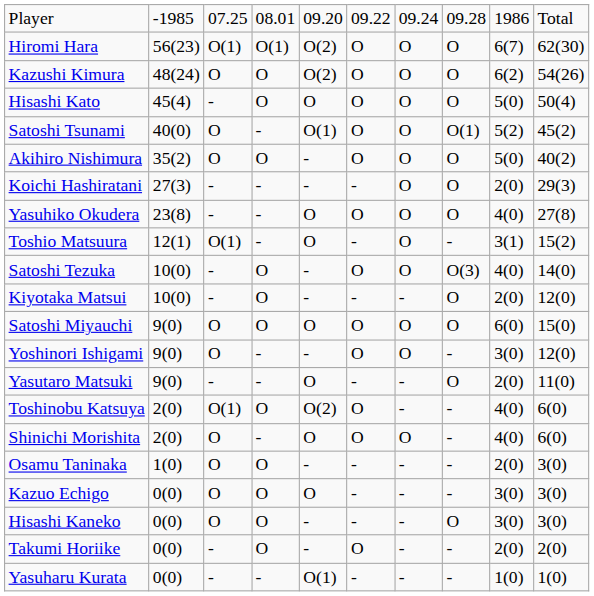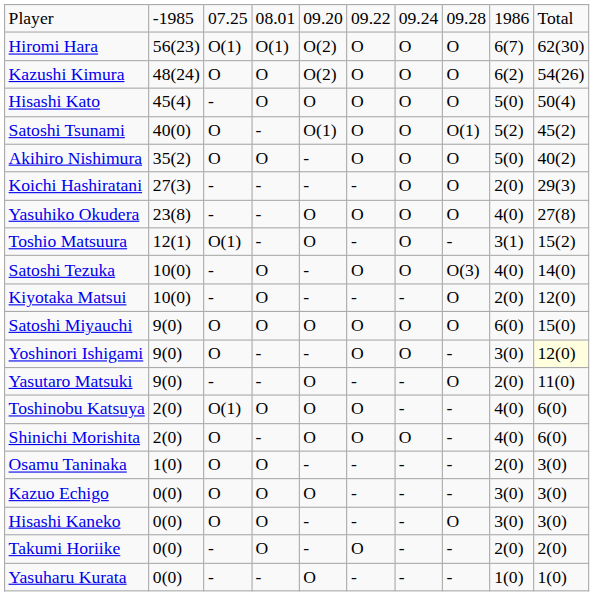(557, 353) no background -> (557, 353) lightyellow background
(320, 409) O(2) -> (310, 409) O
(320, 576) O(1) -> (310, 576) O
